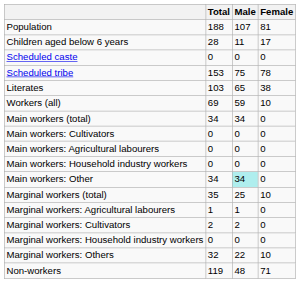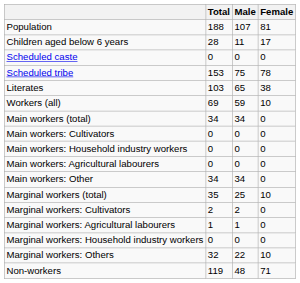rows swapped: (83, 149) <-> (97, 164)
(240, 179) paleturquoise background -> (240, 179) no background
rows swapped: (68, 225) <-> (91, 210)
